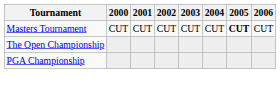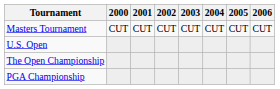(239, 28) bold -> (238, 28) normal
+ row: (27, 44)
